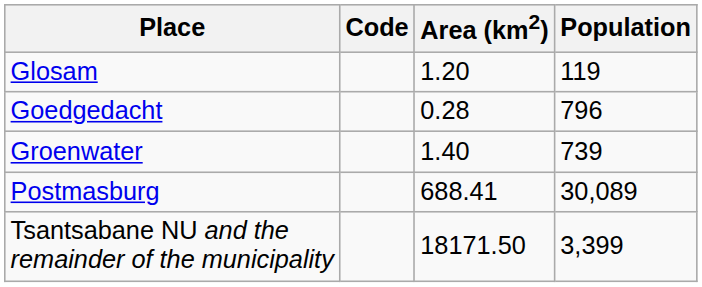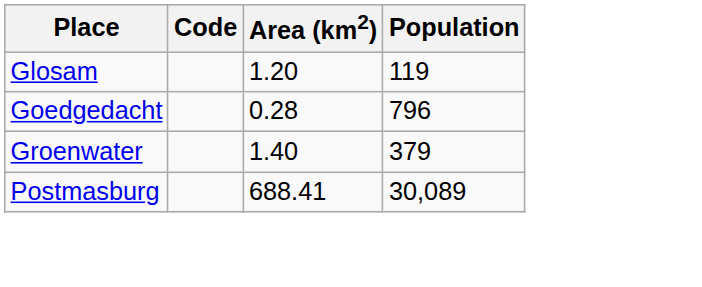(581, 151) 739 -> (410, 151) 379
- row: (172, 246)
